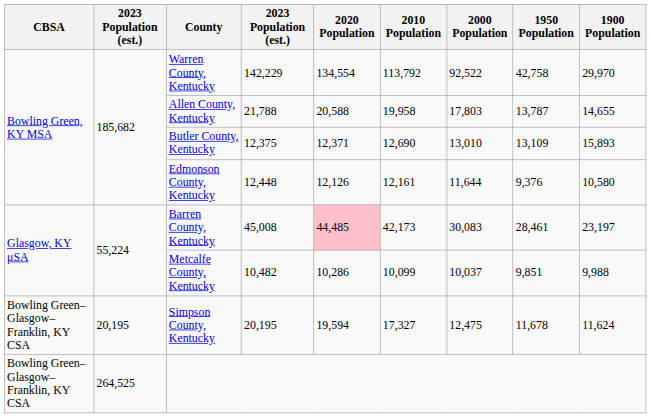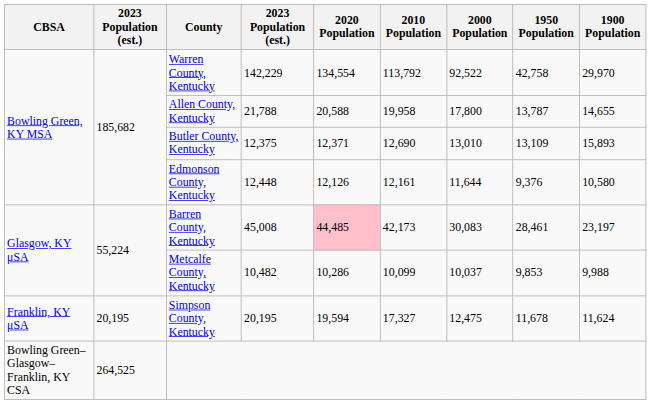(466, 111) 17,803 -> (466, 111) 17,800
(529, 273) 9,851 -> (529, 273) 9,853
(46, 325) Bowling Green–Glasgow–Franklin, KY CSA -> (39, 318) Franklin, KY μSA
